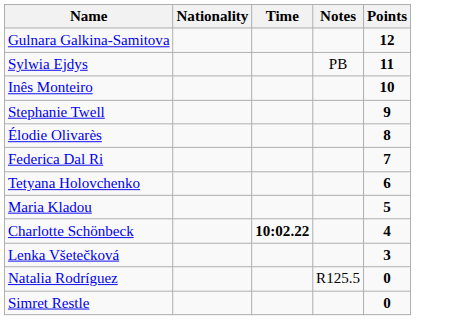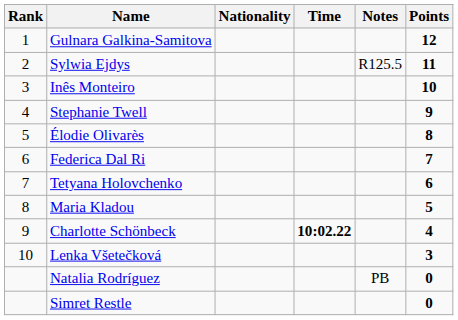+ column: (25, 16)
(338, 64) PB -> (380, 64) R125.5
(338, 278) R125.5 -> (380, 278) PB
